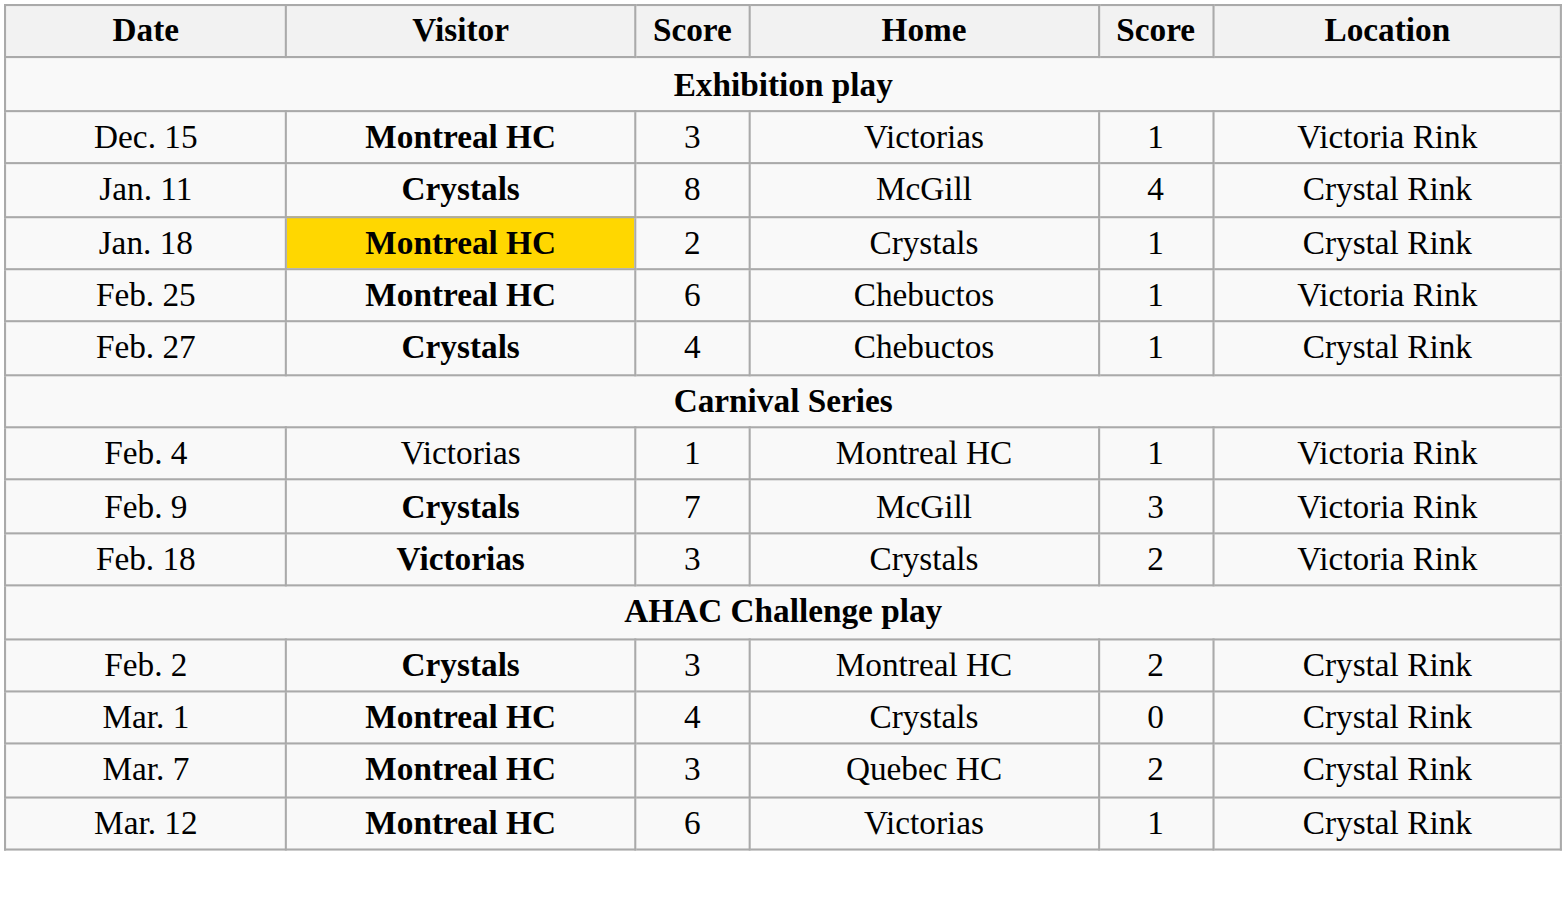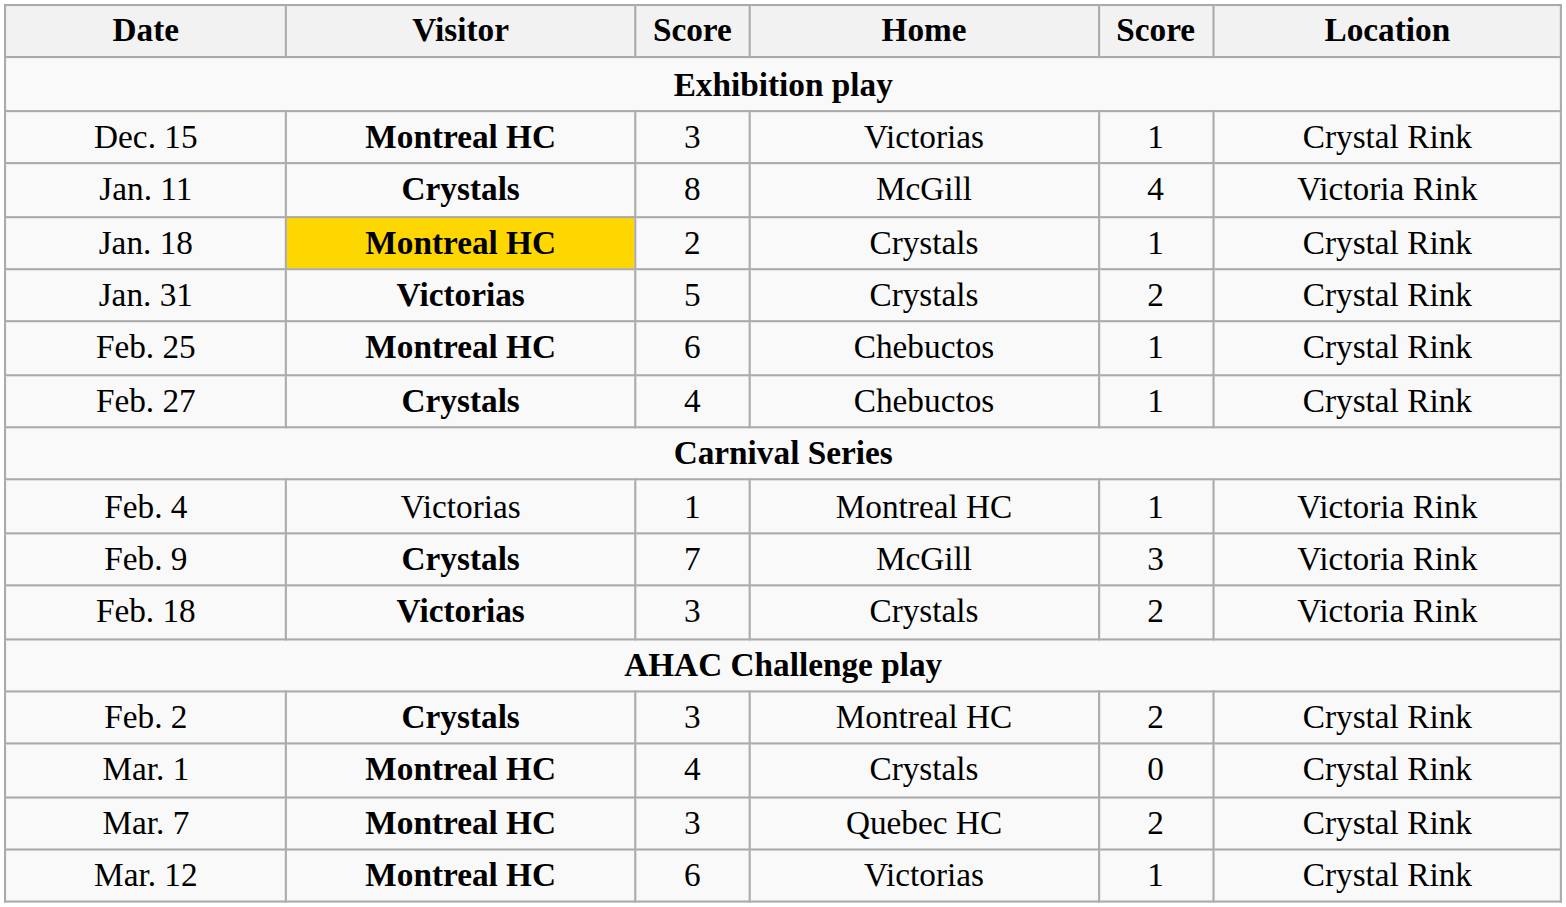(1387, 136) Victoria Rink -> (1387, 136) Crystal Rink
(1387, 189) Crystal Rink -> (1387, 189) Victoria Rink
+ row: (146, 294)
(1387, 294) Victoria Rink -> (1387, 347) Crystal Rink
